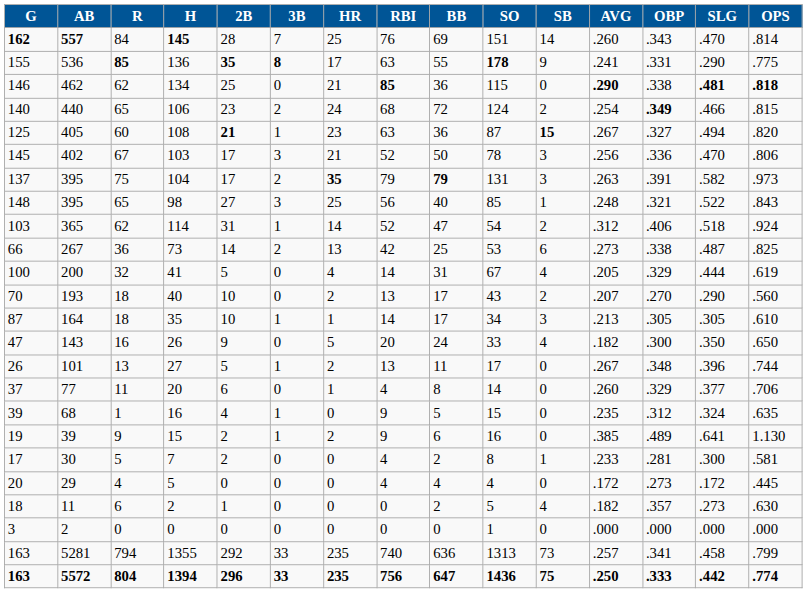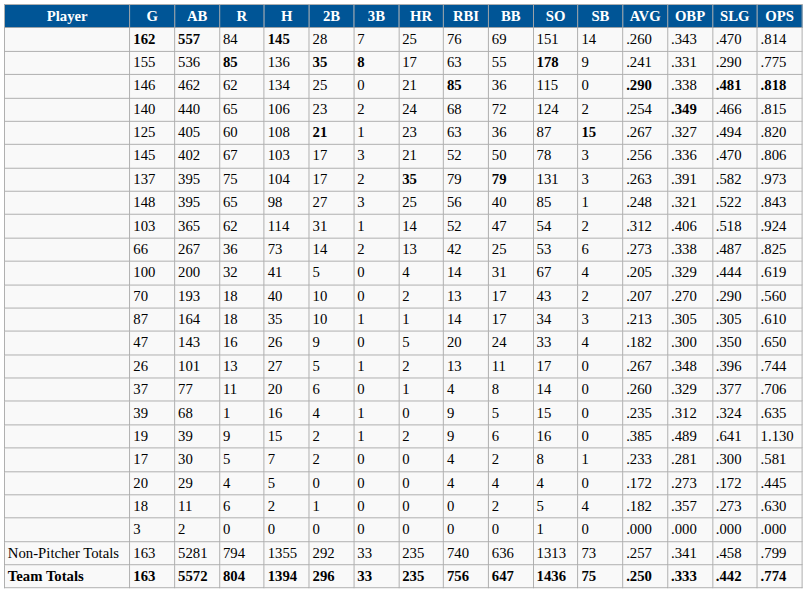+ column: (67, 16)
